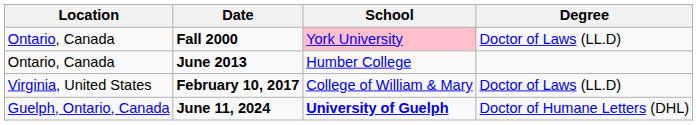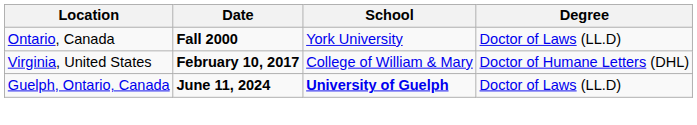(354, 39) pink background -> (354, 39) no background
- row: (212, 62)
(550, 85) Doctor of Laws (LL.D) -> (584, 62) Doctor of Humane Letters (DHL)
(584, 108) Doctor of Humane Letters (DHL) -> (550, 85) Doctor of Laws (LL.D)
